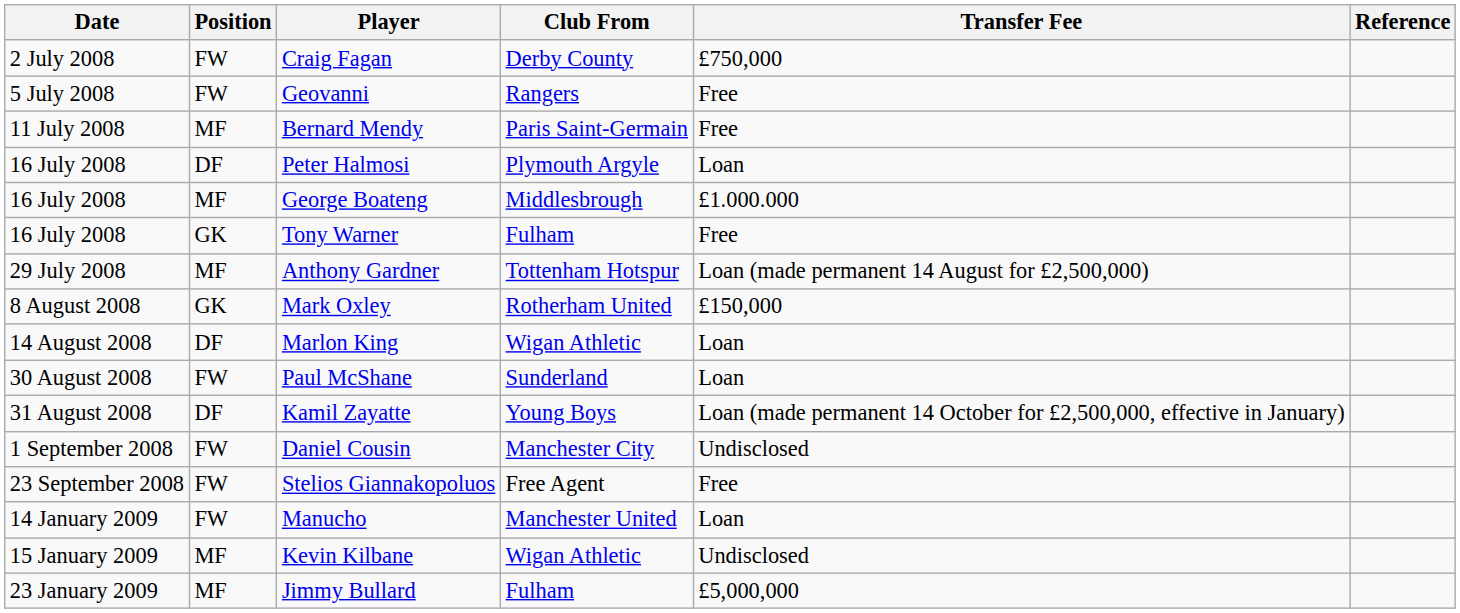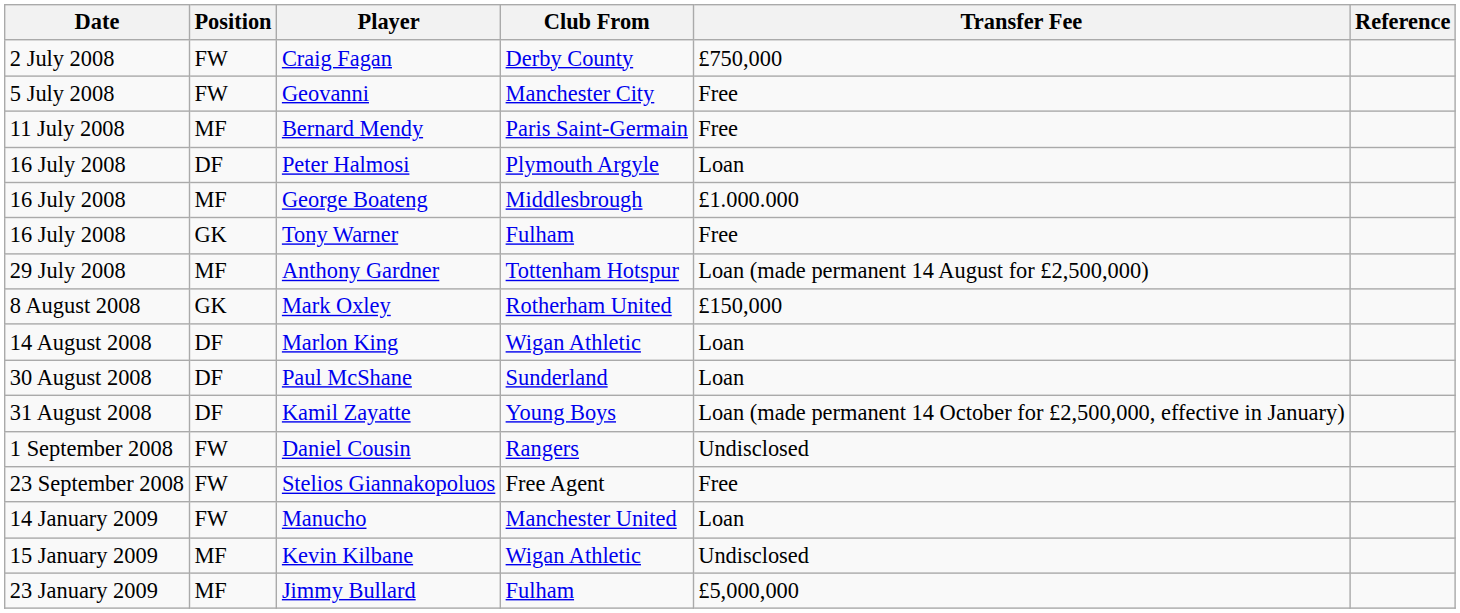(542, 93) Rangers -> (580, 93) Manchester City
(211, 377) FW -> (209, 377) DF
(580, 448) Manchester City -> (542, 448) Rangers
